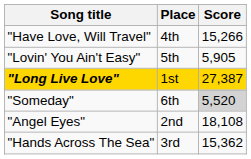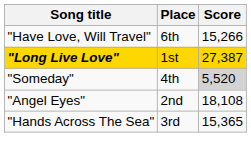(170, 36) 4th -> (170, 36) 6th
- row: (74, 57)
(170, 100) 6th -> (170, 79) 4th
(222, 143) 15,362 -> (222, 121) 15,365
